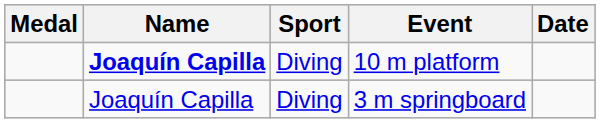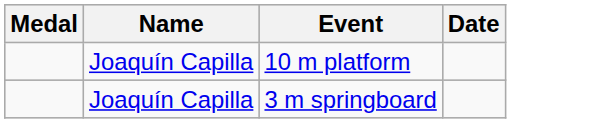- column: (309, 24)
(177, 62) bold -> (171, 62) normal
